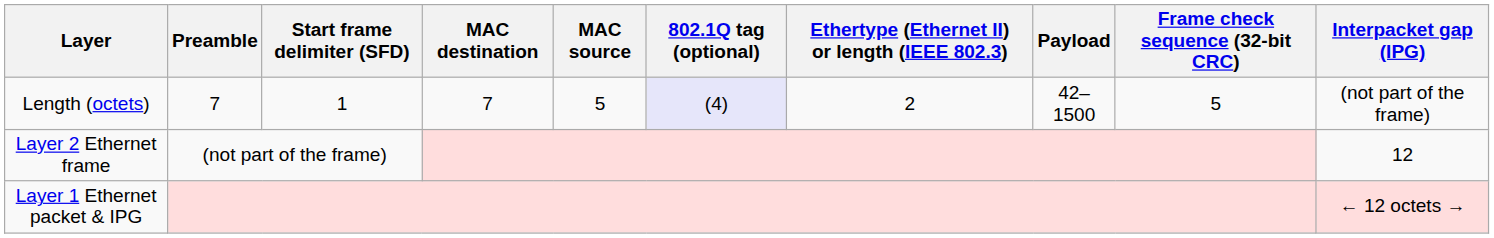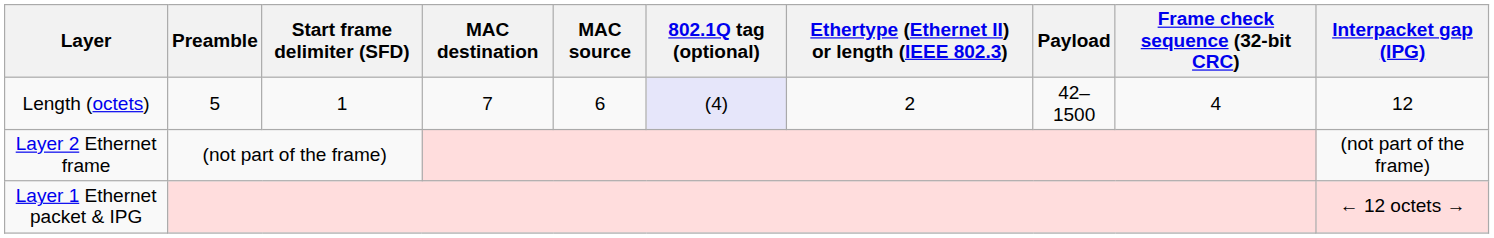(215, 103) 7 -> (215, 103) 5
(600, 103) 5 -> (600, 103) 6
(1216, 103) 5 -> (1216, 103) 4
(1403, 103) (not part of the frame) -> (1403, 103) 12
(1403, 154) 12 -> (1403, 154) (not part of the frame)
